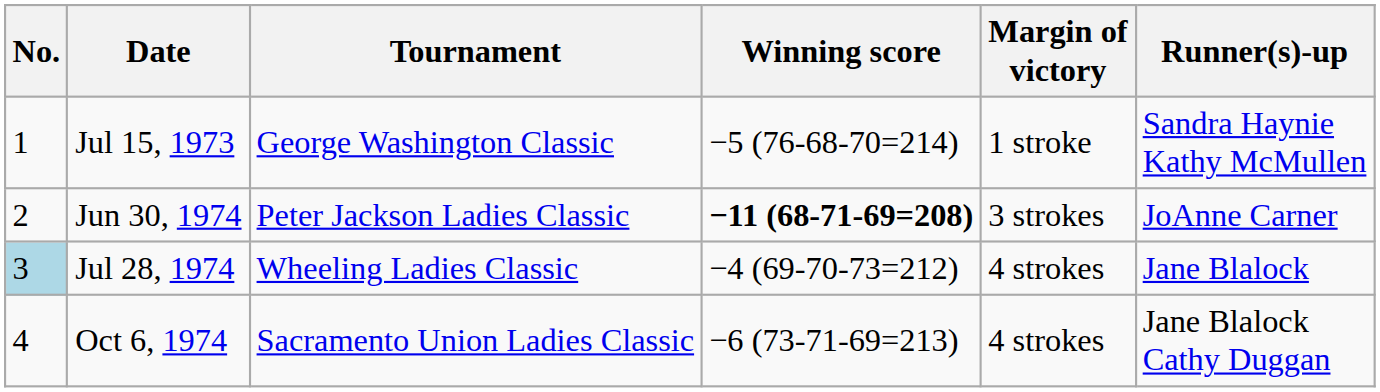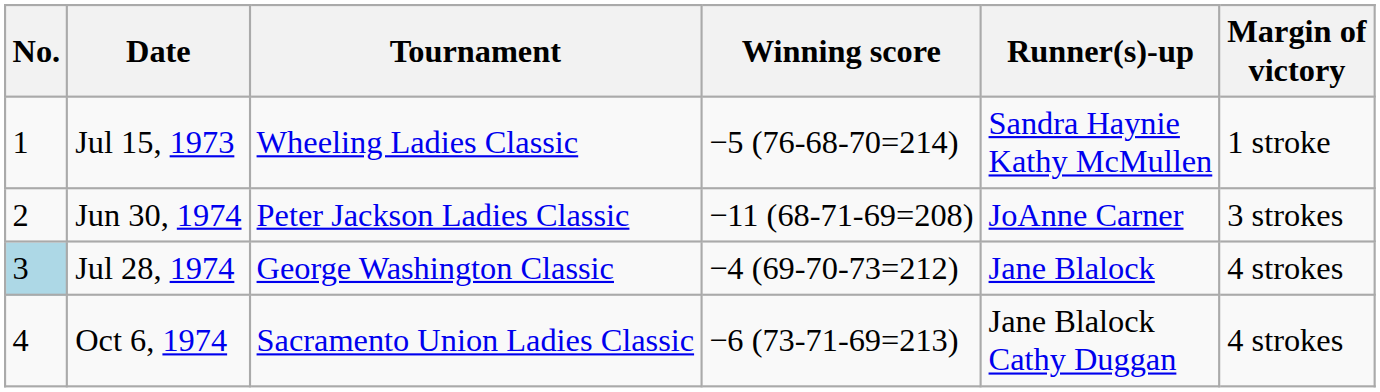columns swapped: (1058, 50) <-> (1255, 50)
(435, 142) George Washington Classic -> (417, 142) Wheeling Ladies Classic
(841, 214) bold -> (841, 214) normal
(417, 268) Wheeling Ladies Classic -> (435, 268) George Washington Classic
